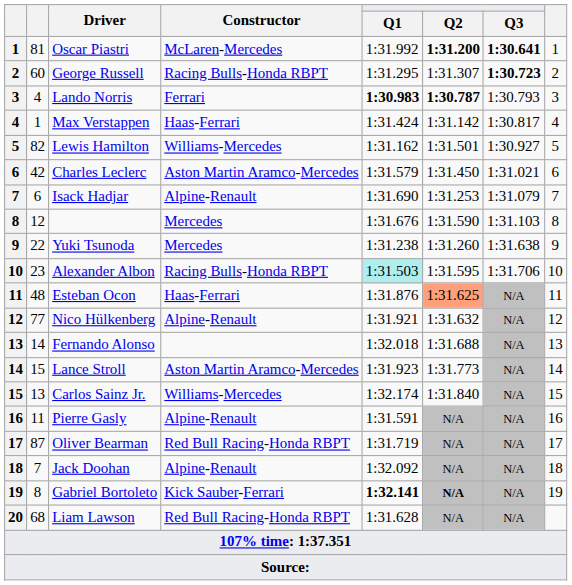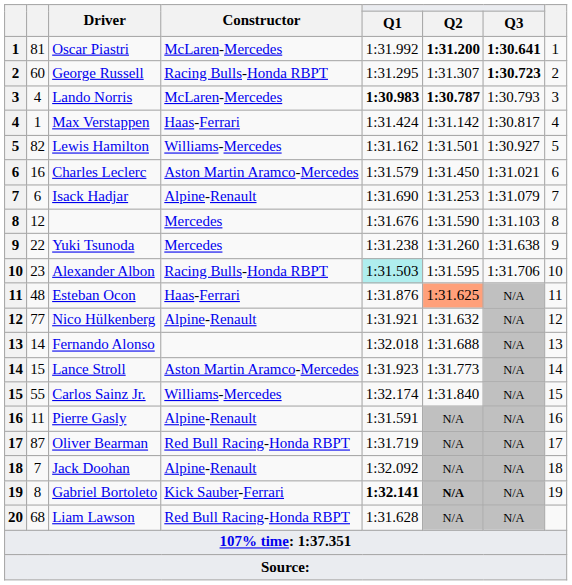(185, 97) Ferrari -> (223, 97) McLaren-Mercedes
(38, 171) 42 -> (38, 171) 16
(38, 393) 13 -> (38, 393) 55
